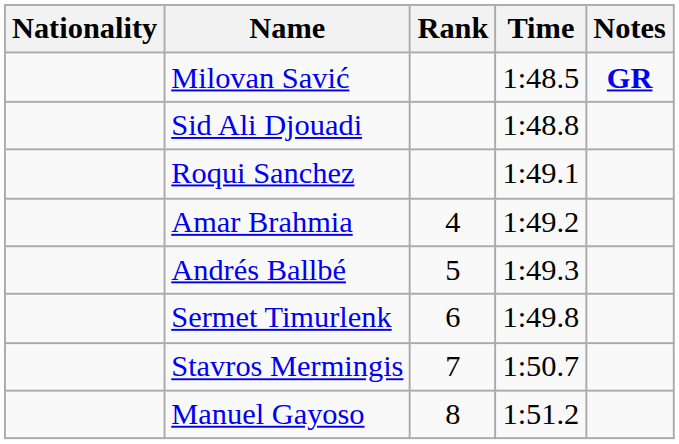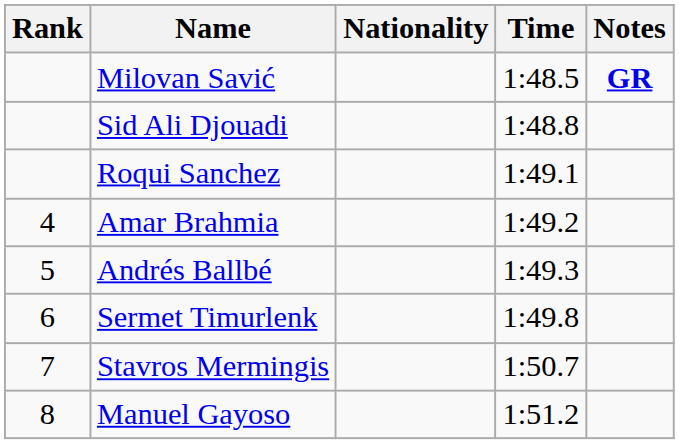columns swapped: (453, 28) <-> (85, 28)
